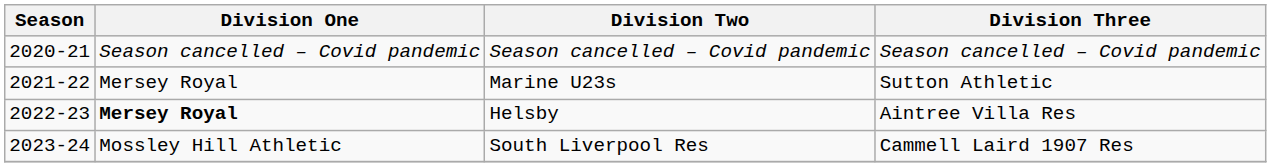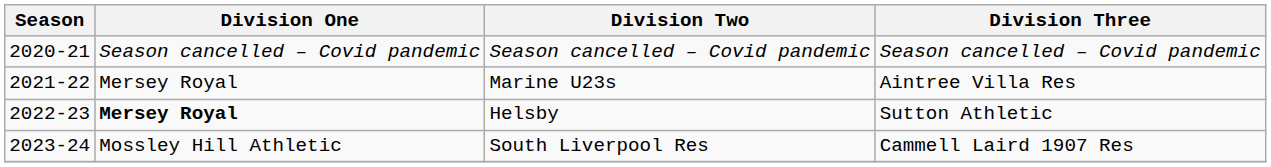(966, 83) Sutton Athletic -> (978, 83) Aintree Villa Res
(978, 114) Aintree Villa Res -> (966, 114) Sutton Athletic
